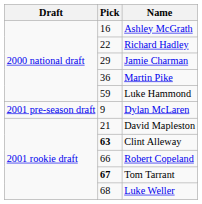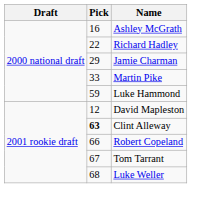(105, 77) 36 -> (94, 77) 33
- row: (157, 110)
(105, 126) 21 -> (94, 110) 12
(105, 175) bold -> (94, 158) normal
